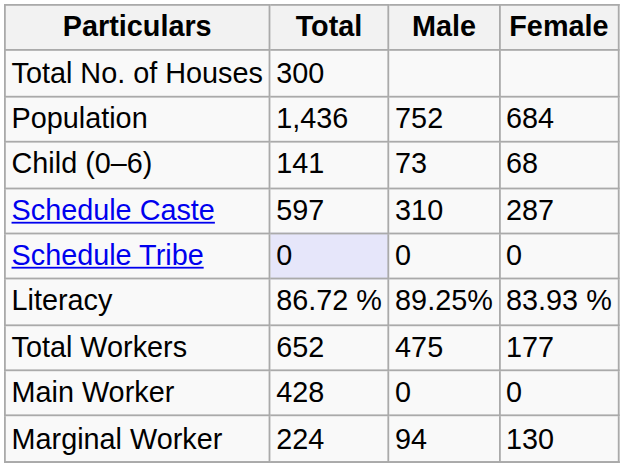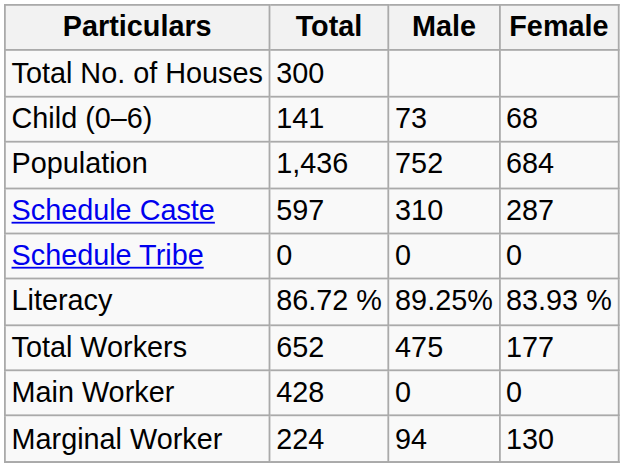rows swapped: (80, 118) <-> (82, 164)
(284, 255) lavender background -> (284, 255) no background
